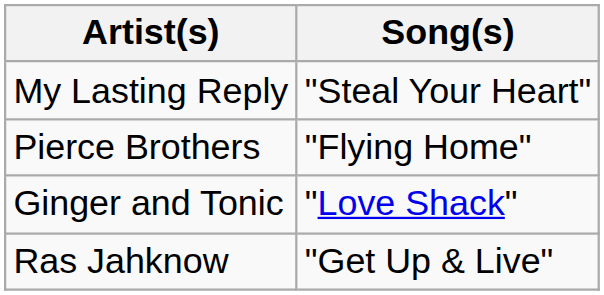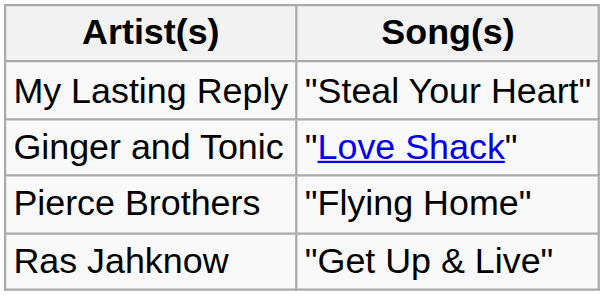rows swapped: (149, 203) <-> (137, 146)
